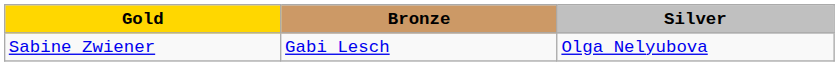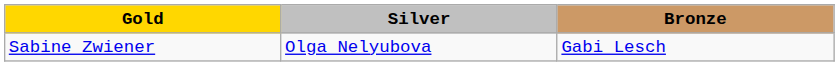columns swapped: (695, 19) <-> (419, 19)
